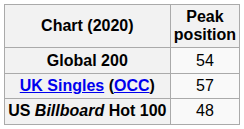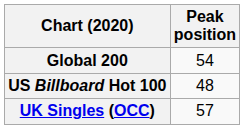rows swapped: (87, 85) <-> (87, 111)
